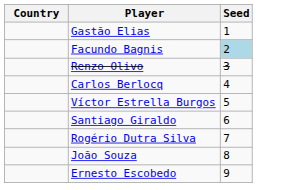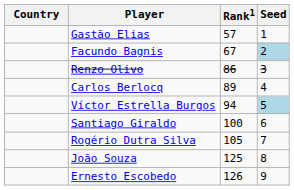+ column: (239, 15)
(227, 102) no background -> (263, 105) lightblue background
